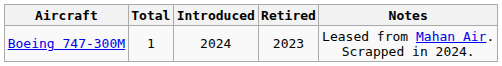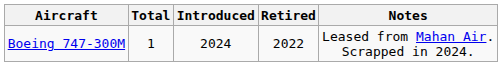(288, 44) 2023 -> (288, 44) 2022
